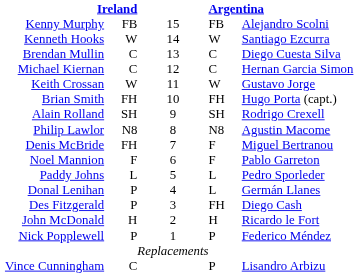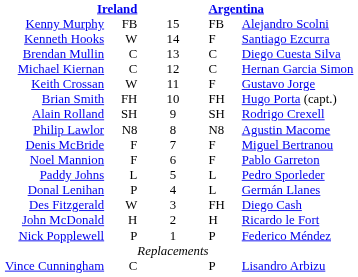(215, 38) W -> (212, 38) F
(215, 84) W -> (212, 84) F
(129, 144) FH -> (134, 144) F
(134, 205) P -> (131, 205) W
